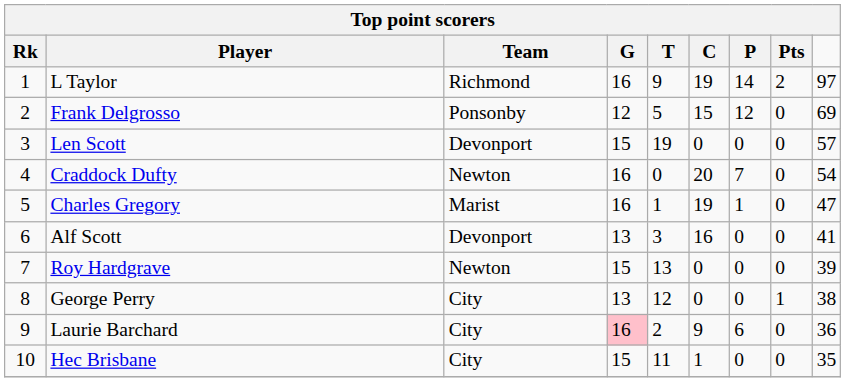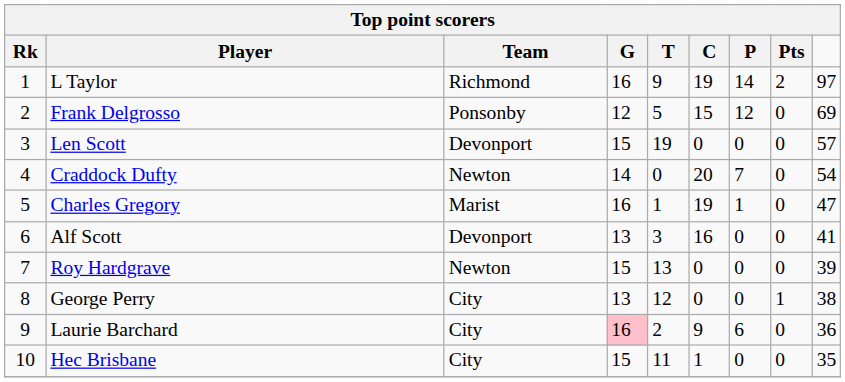(621, 174) 16 -> (621, 174) 14
